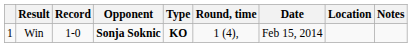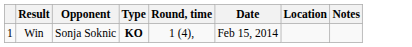- column: (73, 14)
(128, 33) bold -> (86, 33) normal
